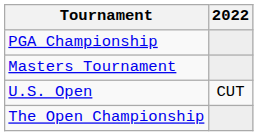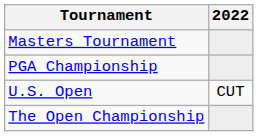rows swapped: (92, 68) <-> (83, 43)
